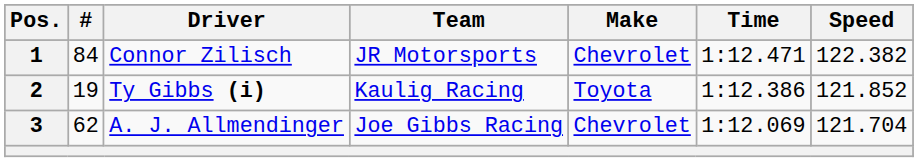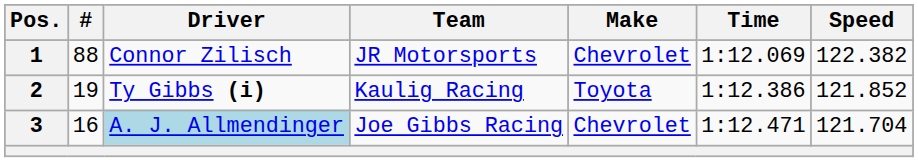(86, 58) 84 -> (86, 58) 88
(753, 58) 1:12.471 -> (753, 58) 1:12.069
(86, 128) 62 -> (86, 128) 16
(227, 128) no background -> (227, 128) lightblue background
(753, 128) 1:12.069 -> (753, 128) 1:12.471
